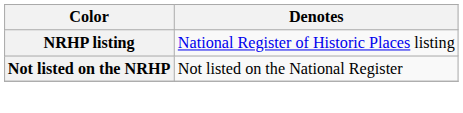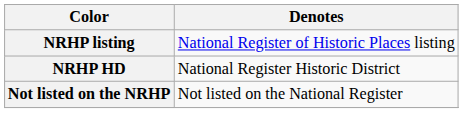+ row: (89, 68)
